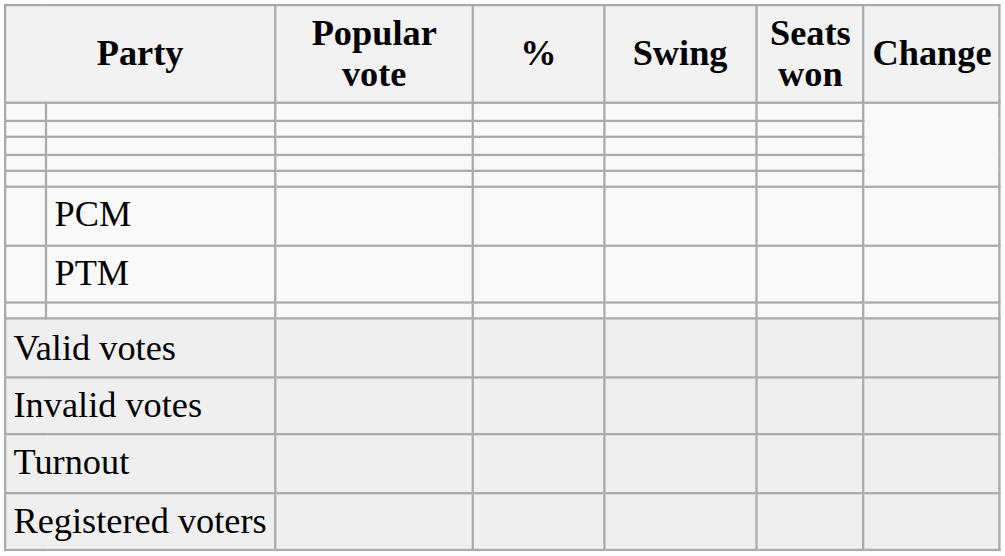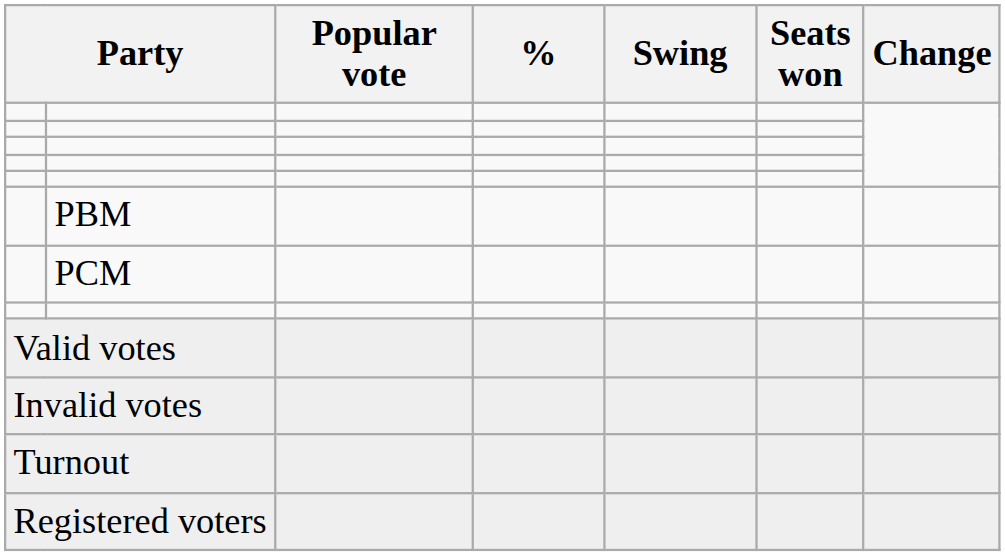+ row: (26, 216)
- row: (26, 274)
